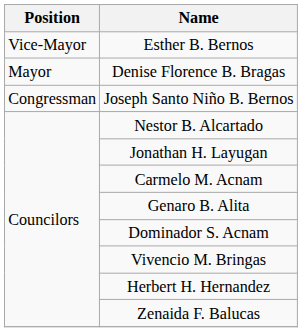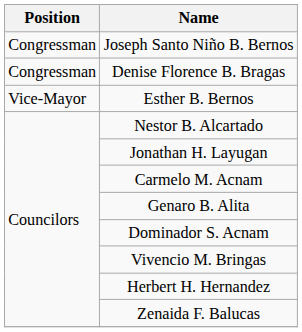rows swapped: (199, 98) <-> (199, 45)
(30, 72) Mayor -> (52, 72) Congressman
